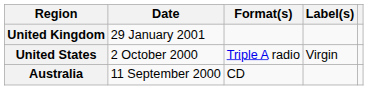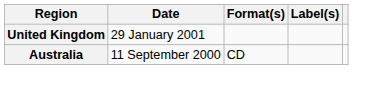- row: (56, 54)
